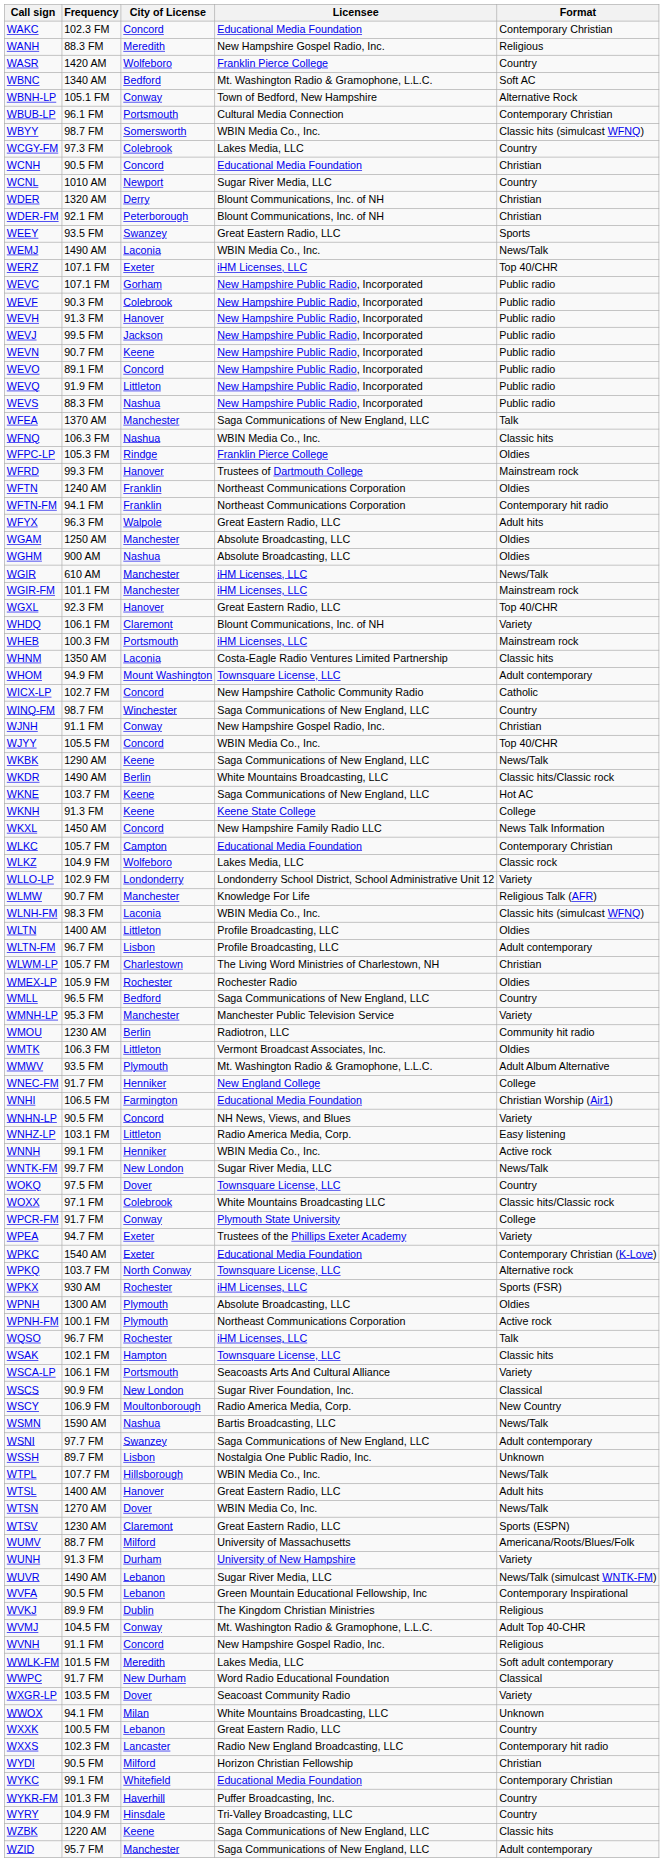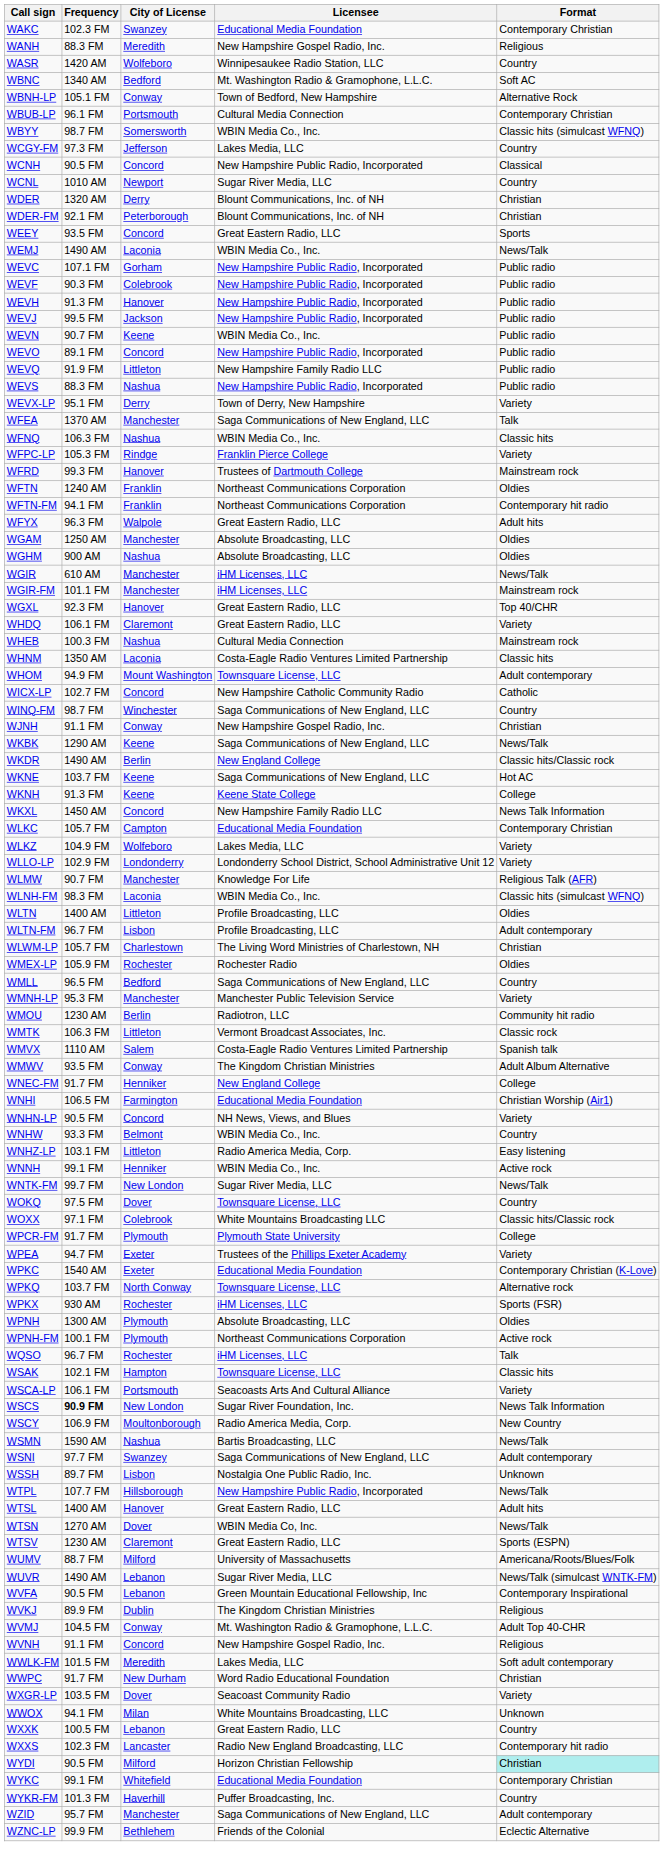(144, 30) Concord -> (145, 30) Swanzey
(273, 64) Franklin Pierce College -> (300, 64) Winnipesaukee Radio Station, LLC
(148, 149) Colebrook -> (145, 149) Jefferson
(290, 166) Educational Media Foundation -> (320, 166) New Hampshire Public Radio, Incorporated
(520, 166) Christian -> (521, 166) Classical
(145, 234) Swanzey -> (144, 234) Concord
- row: (23, 268)
(320, 353) New Hampshire Public Radio, Incorporated -> (269, 336) WBIN Media Co., Inc.
(320, 387) New Hampshire Public Radio, Incorporated -> (299, 370) New Hampshire Family Radio LLC
+ row: (31, 404)
(514, 455) Oldies -> (516, 455) Variety
(301, 625) Blount Communications, Inc. of NH -> (279, 625) Great Eastern Radio, LLC
(151, 642) Portsmouth -> (142, 642) Nashua
(262, 642) iHM Licenses, LLC -> (280, 642) Cultural Media Connection
- row: (22, 744)
(303, 778) White Mountains Broadcasting, LLC -> (269, 761) New England College
(528, 863) Classic rock -> (516, 846) Variety
(514, 1050) Oldies -> (528, 1033) Classic rock
+ row: (23, 1050)
(146, 1067) Plymouth -> (143, 1067) Conway
(325, 1067) Mt. Washington Radio & Gramophone, L.L.C. -> (296, 1067) The Kingdom Christian Ministries
+ row: (25, 1135)
(143, 1220) Conway -> (146, 1237) Plymouth
(84, 1390) normal -> (84, 1407) bold
(521, 1390) Classical -> (552, 1407) News Talk Information
(269, 1475) WBIN Media Co., Inc. -> (320, 1492) New Hampshire Public Radio, Incorporated
- row: (23, 1560)
(521, 1679) Classical -> (520, 1679) Christian
(520, 1764) no background -> (520, 1764) paleturquoise background
- row: (23, 1815)
- row: (22, 1832)
+ row: (31, 1832)
